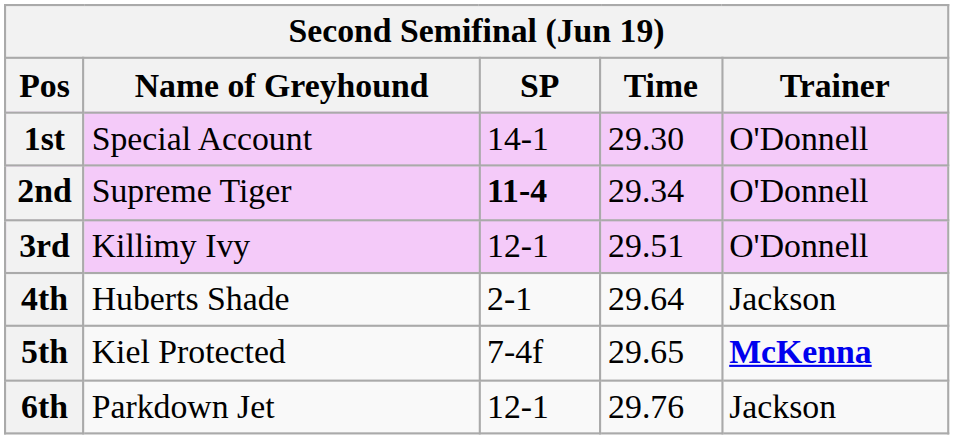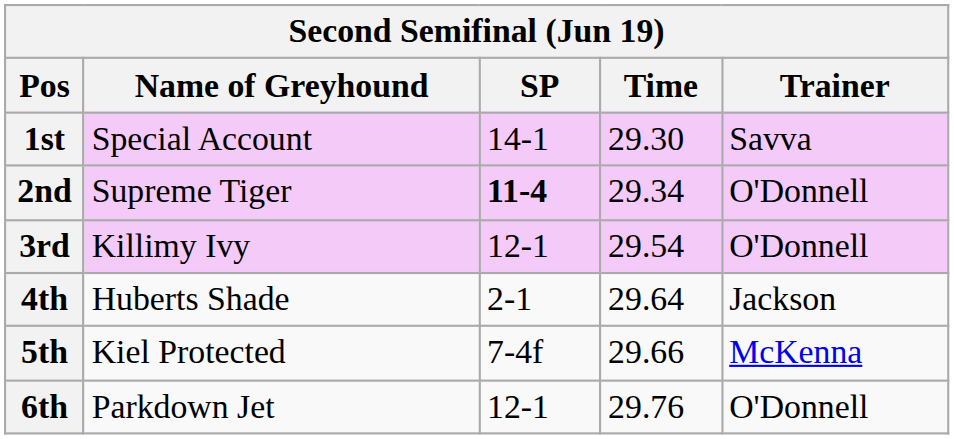(799, 138) O'Donnell -> (770, 138) Savva
(646, 245) 29.51 -> (646, 245) 29.54
(646, 352) 29.65 -> (646, 352) 29.66
(800, 352) bold -> (796, 352) normal
(783, 406) Jackson -> (799, 406) O'Donnell
